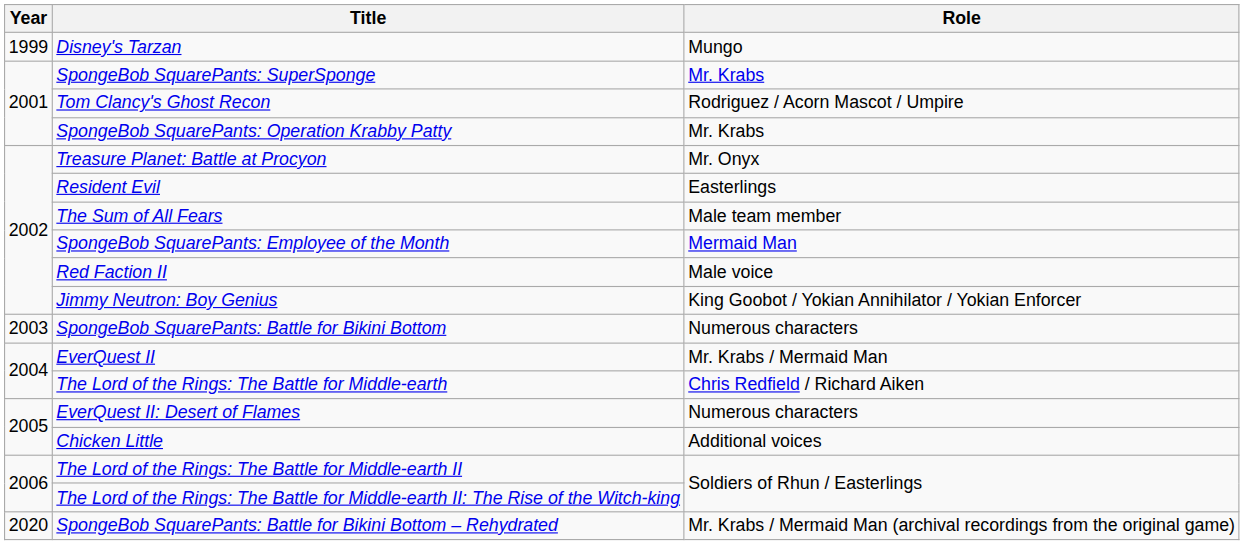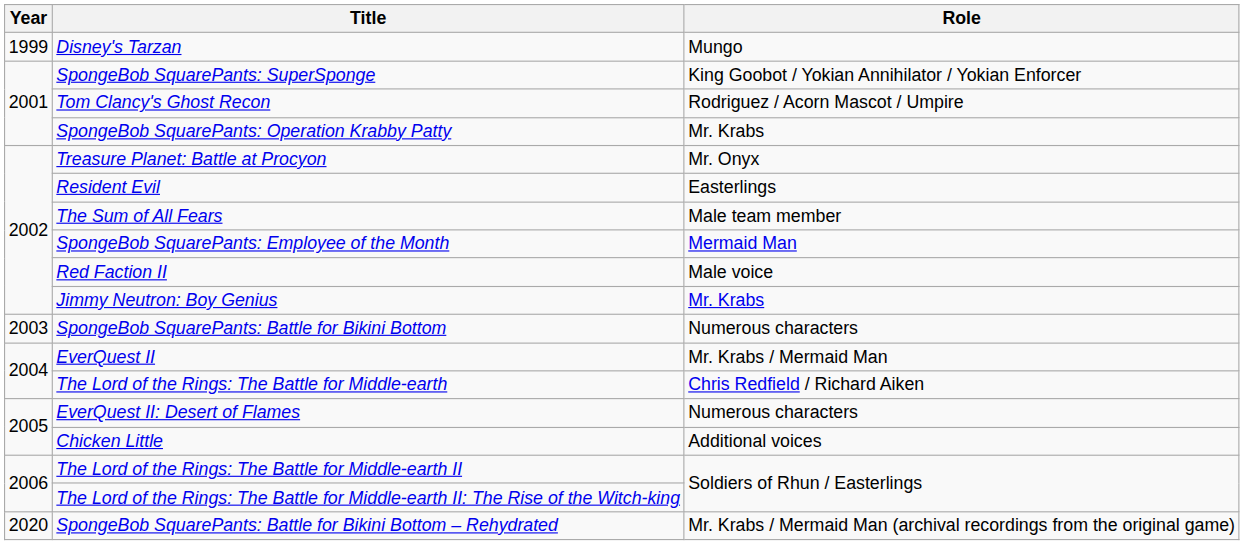(726, 74) Mr. Krabs -> (885, 74) King Goobot / Yokian Annihilator / Yokian Enforcer
(885, 300) King Goobot / Yokian Annihilator / Yokian Enforcer -> (726, 300) Mr. Krabs
